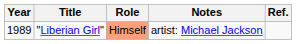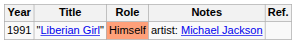(19, 30) 1989 -> (19, 30) 1991
